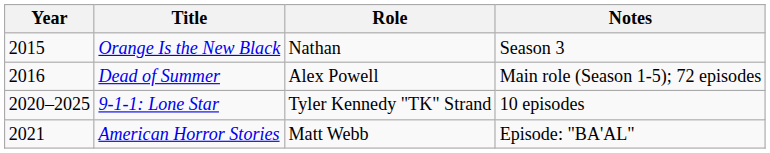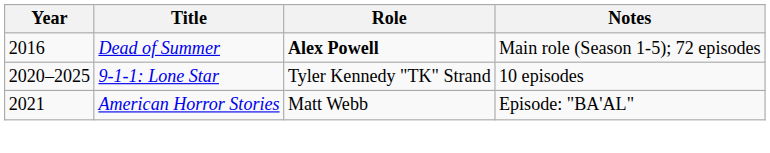- row: (189, 47)
(333, 76) normal -> (333, 47) bold
